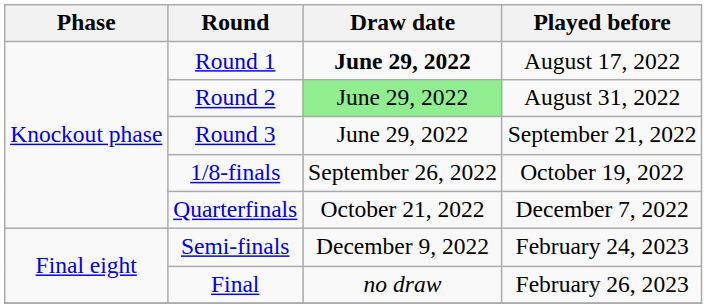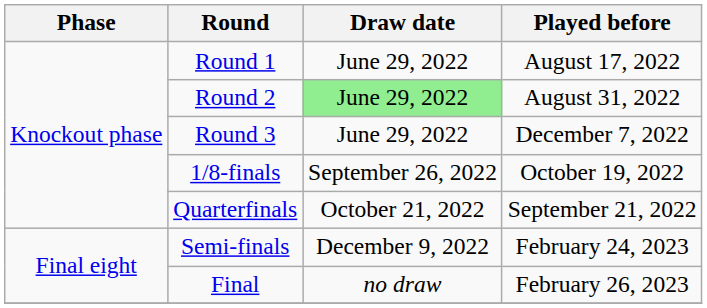(402, 60) bold -> (402, 60) normal
(602, 135) September 21, 2022 -> (602, 135) December 7, 2022
(602, 209) December 7, 2022 -> (602, 209) September 21, 2022
